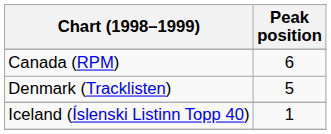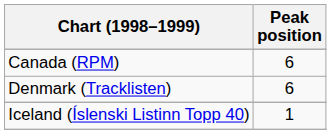(289, 89) 5 -> (289, 89) 6
